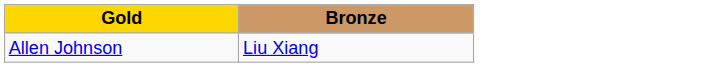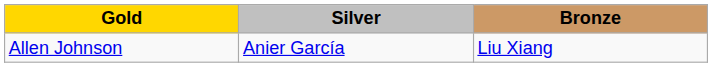+ column: (356, 18)
